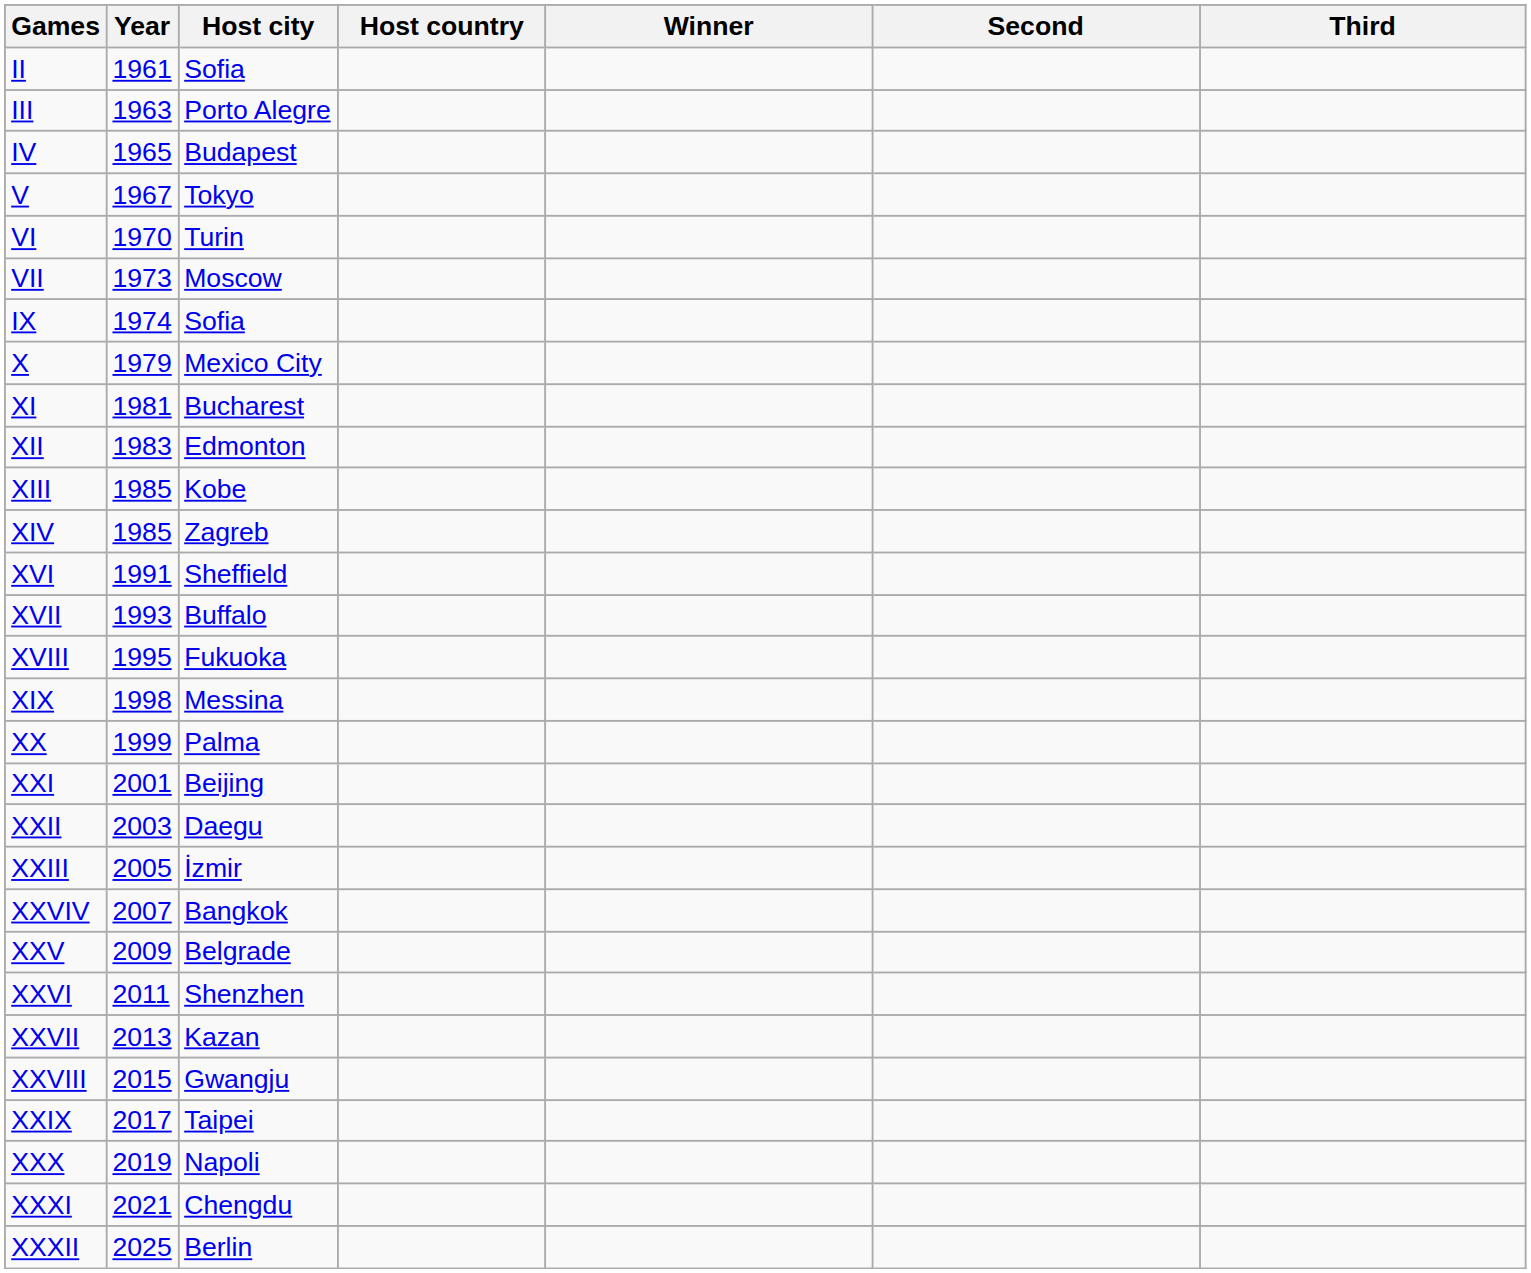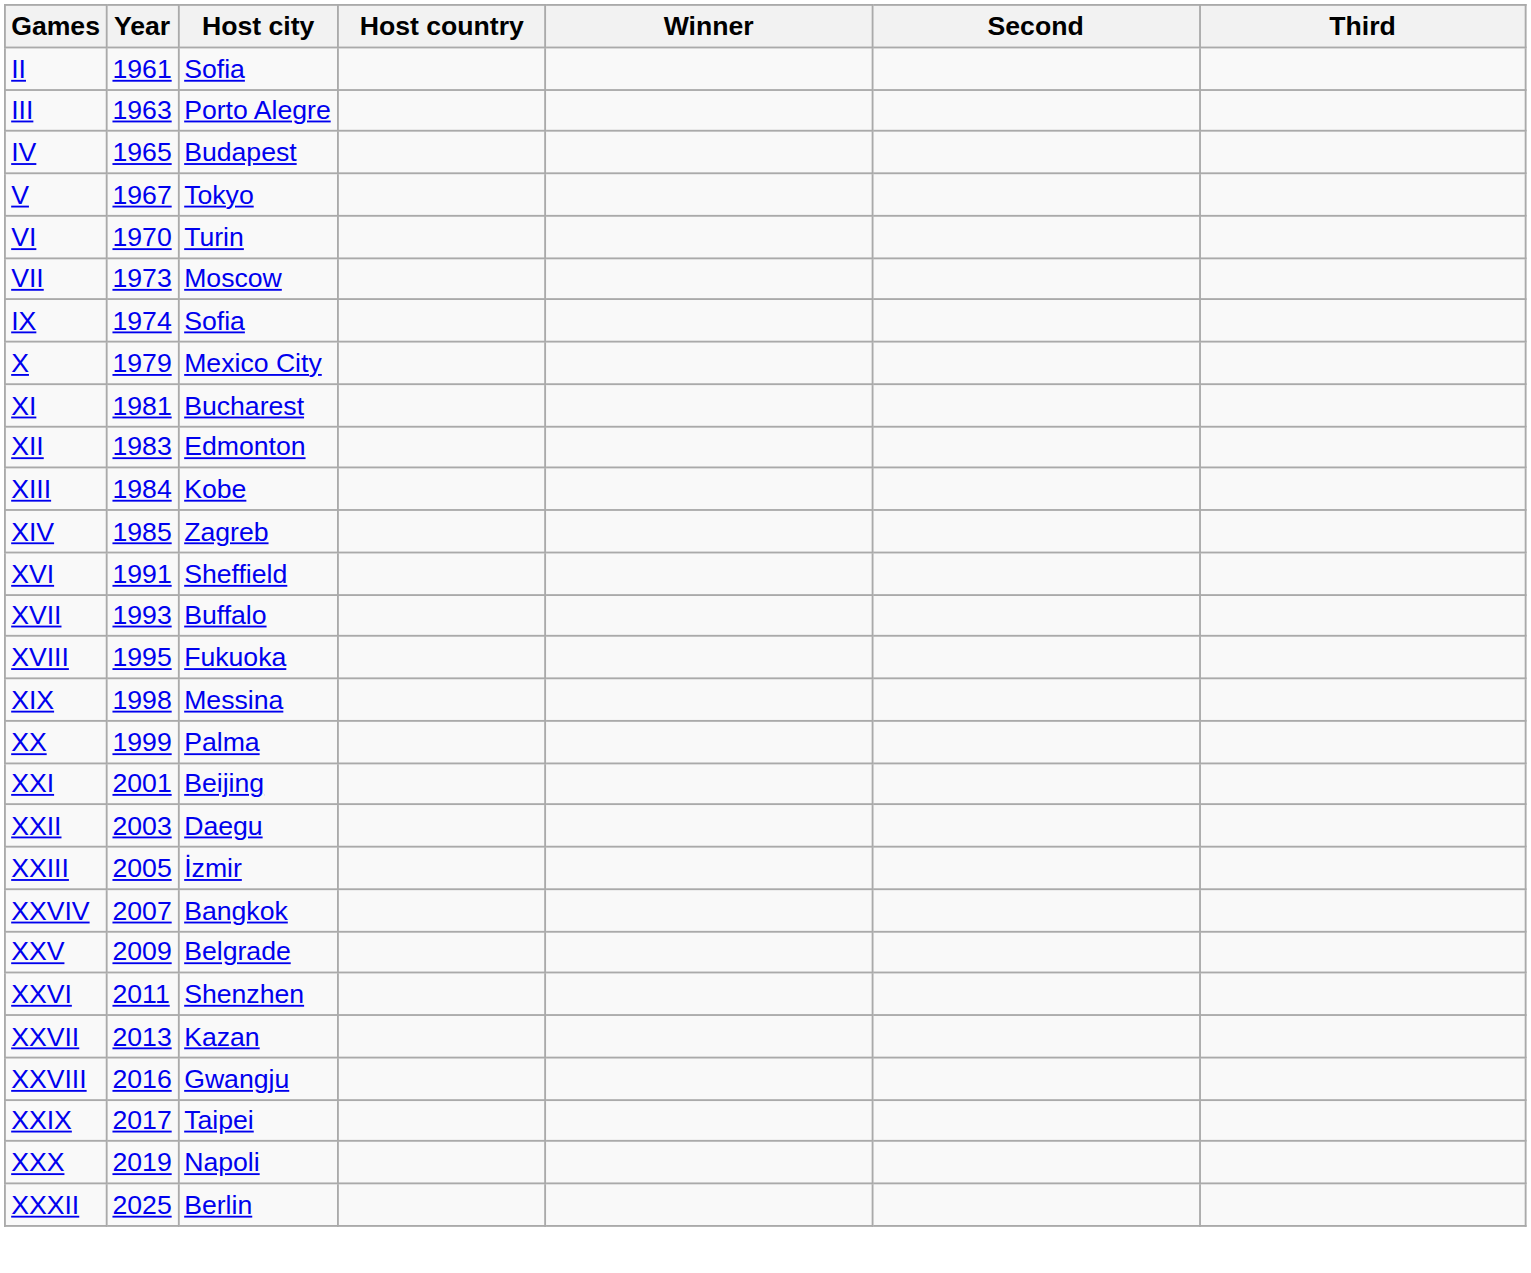(142, 489) 1985 -> (142, 489) 1984
(142, 1079) 2015 -> (142, 1079) 2016
- row: (42, 1205)
